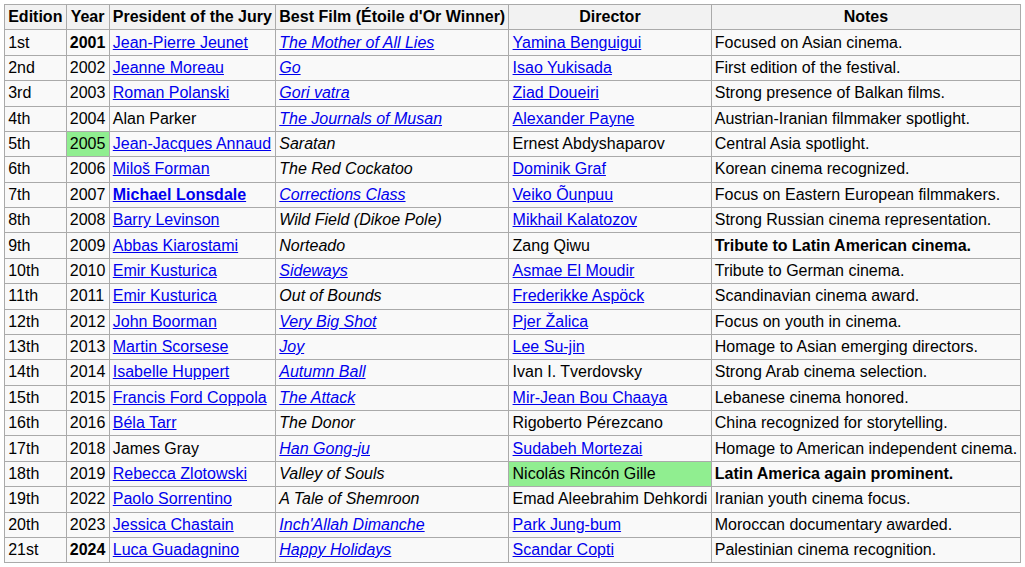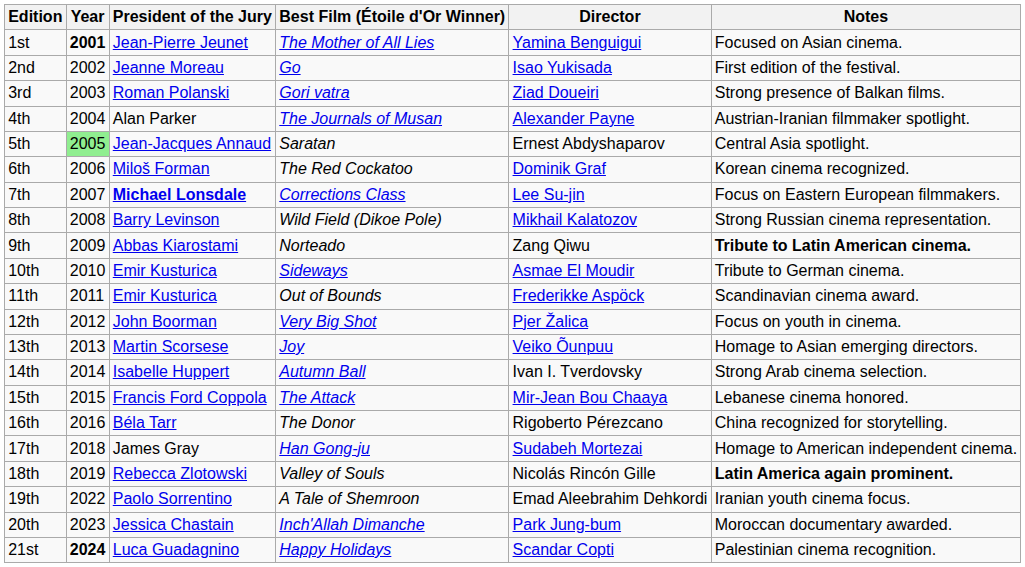(563, 194) Veiko Õunpuu -> (549, 194) Lee Su-jin
(549, 347) Lee Su-jin -> (563, 347) Veiko Õunpuu
(584, 473) lightgreen background -> (584, 473) no background
